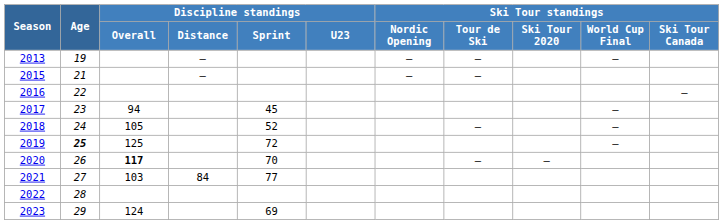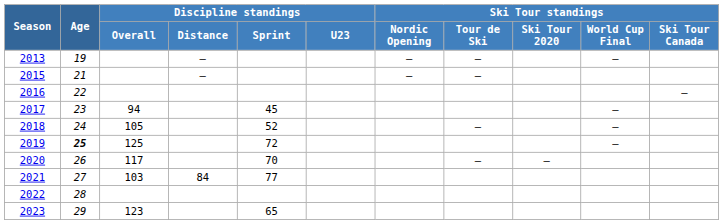(134, 161) bold -> (134, 161) normal
(134, 212) 124 -> (134, 212) 123
(272, 212) 69 -> (272, 212) 65
